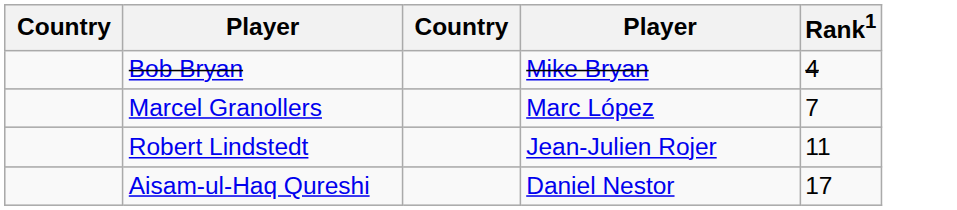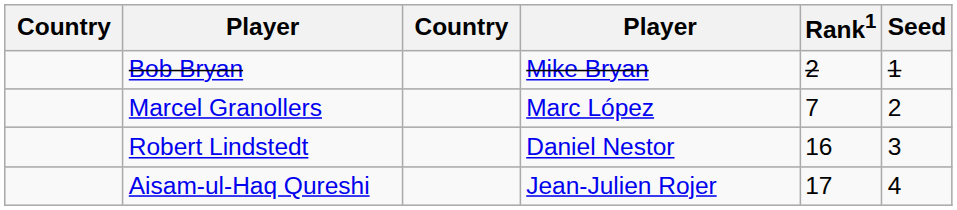+ column: (917, 27)
(812, 69) 4 -> (812, 69) 2
(621, 147) Jean-Julien Rojer -> (600, 147) Daniel Nestor
(818, 147) 11 -> (819, 147) 16
(600, 185) Daniel Nestor -> (621, 185) Jean-Julien Rojer
